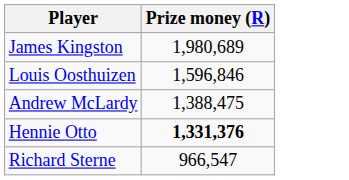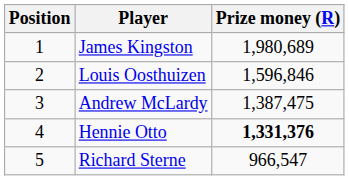+ column: (40, 18)
(208, 103) 1,388,475 -> (278, 103) 1,387,475
